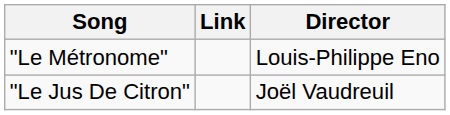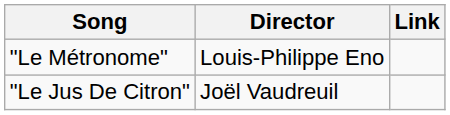columns swapped: (348, 22) <-> (223, 22)
